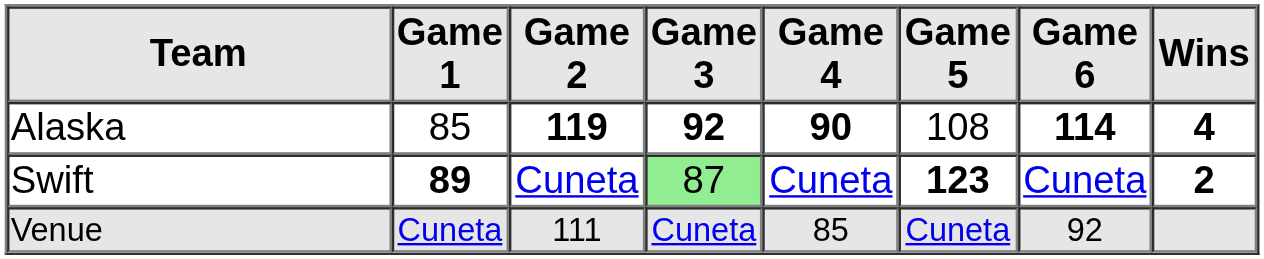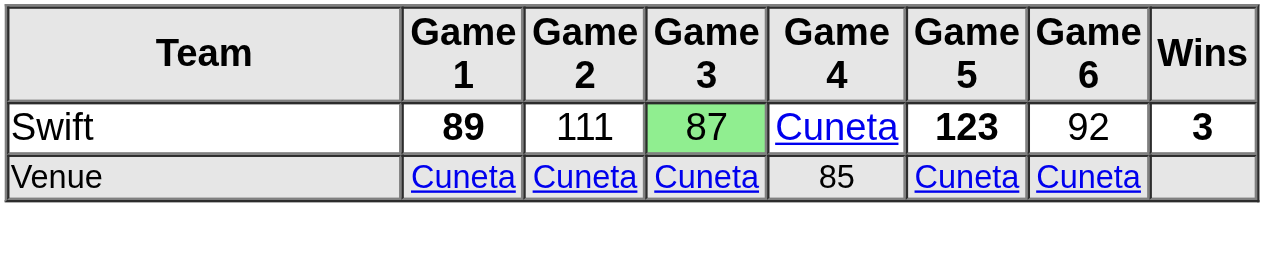- row: (68, 127)
(577, 180) Cuneta -> (585, 127) 111
(1085, 180) Cuneta -> (1089, 127) 92
(1204, 180) 2 -> (1203, 127) 3
(577, 230) 111 -> (585, 177) Cuneta
(1085, 230) 92 -> (1089, 177) Cuneta
